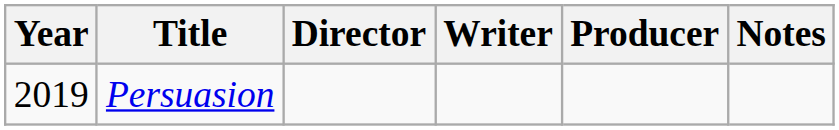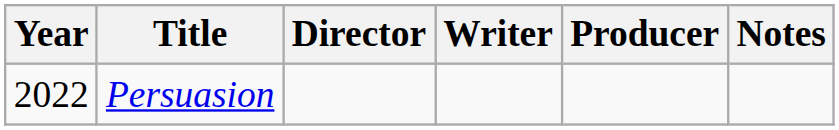(51, 93) 2019 -> (51, 93) 2022
